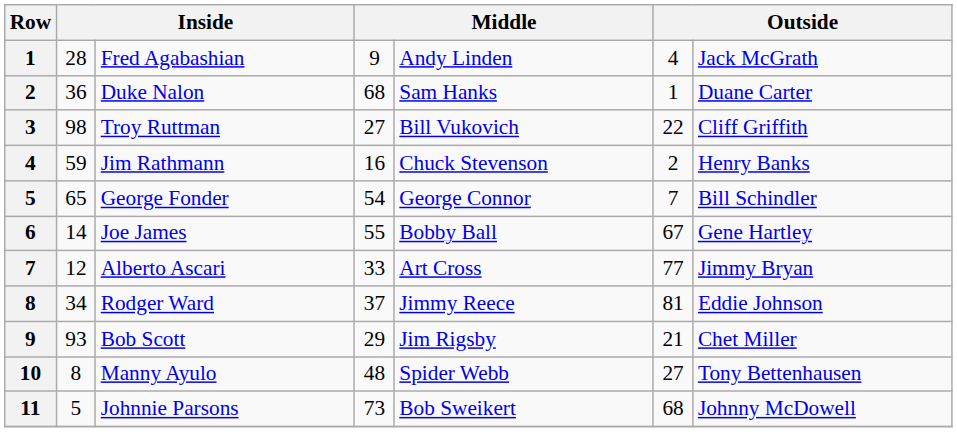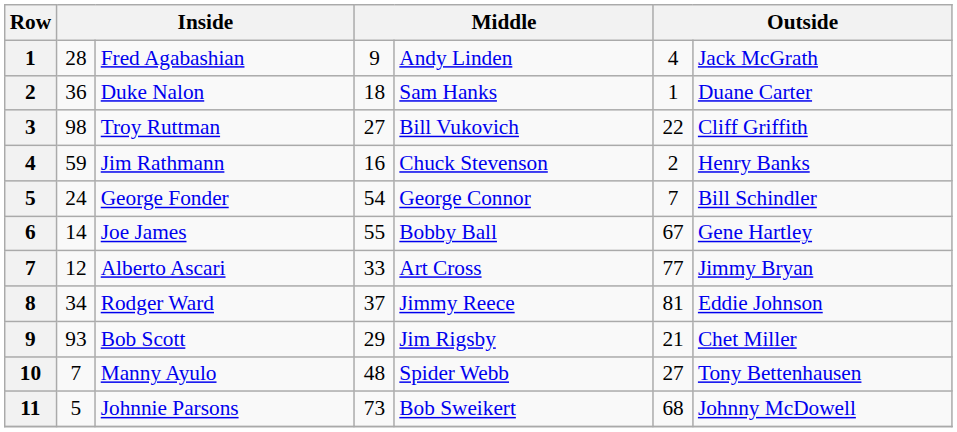(375, 92) 68 -> (375, 92) 18
(76, 198) 65 -> (76, 198) 24
(76, 373) 8 -> (76, 373) 7
